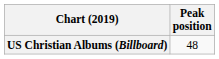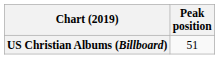(192, 44) 48 -> (192, 44) 51
